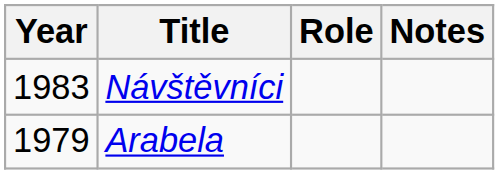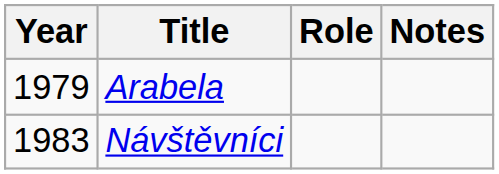rows swapped: (165, 140) <-> (194, 86)
